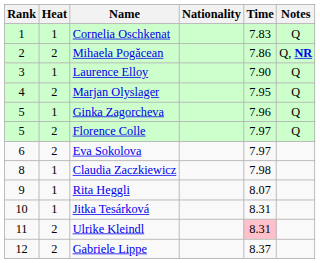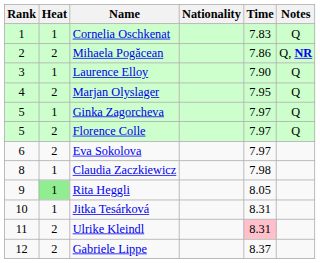(260, 111) 7.96 -> (260, 111) 7.97
(54, 190) no background -> (54, 190) lightgreen background
(260, 190) 8.07 -> (260, 190) 8.05
